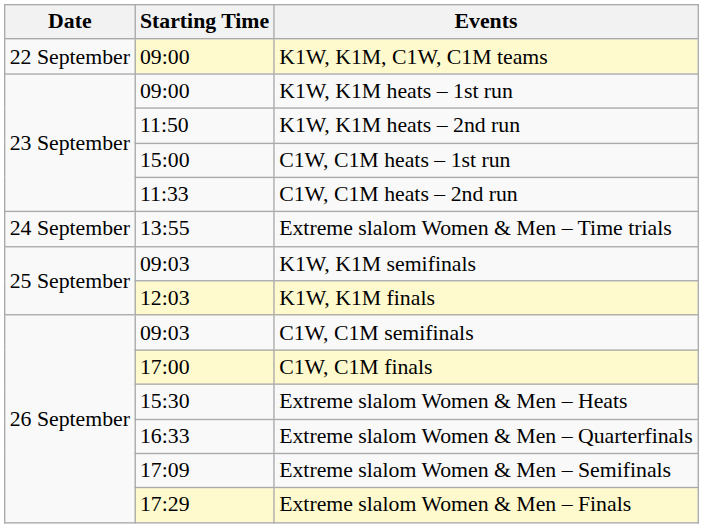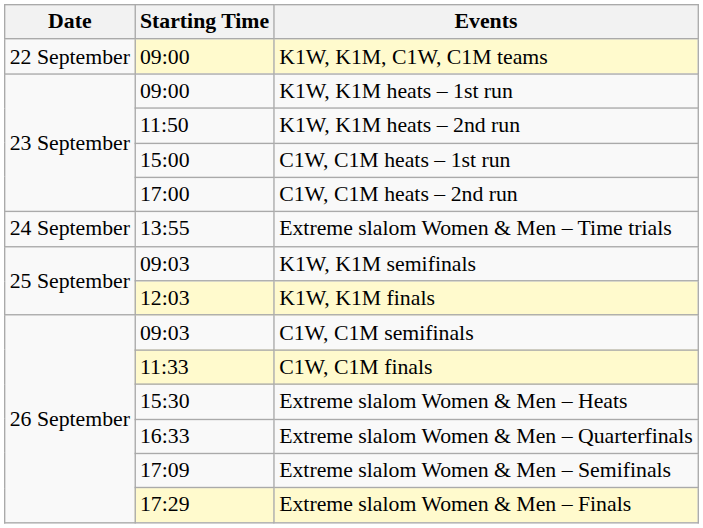(164, 194) 11:33 -> (165, 194) 17:00
(165, 366) 17:00 -> (164, 366) 11:33
